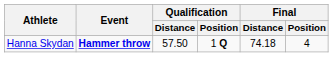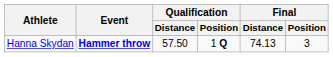(263, 44) 74.18 -> (263, 44) 74.13
(307, 44) 4 -> (307, 44) 3
